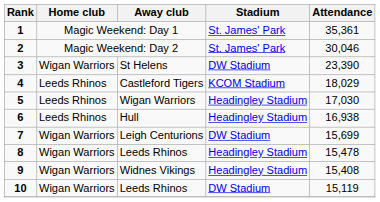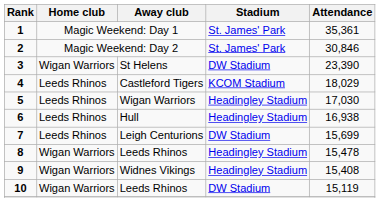(342, 48) 30,046 -> (342, 48) 30,846
(77, 135) Wigan Warriors -> (73, 135) Leeds Rhinos
